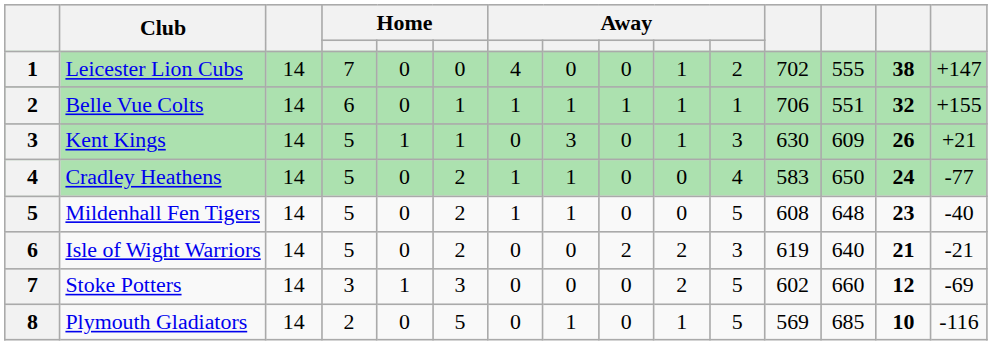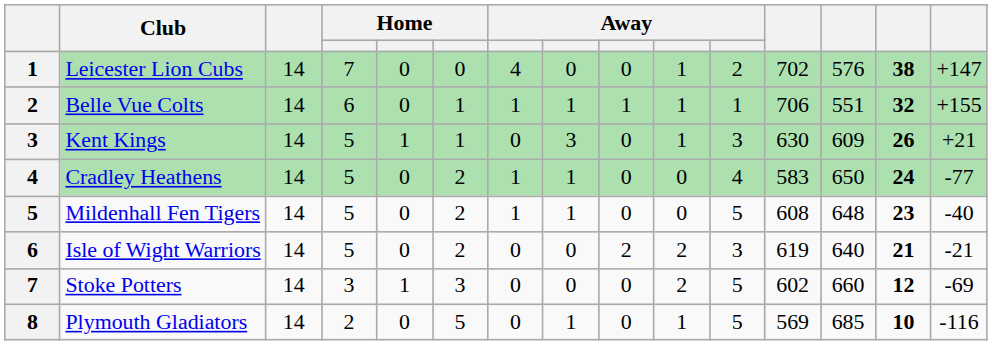(848, 68) 555 -> (848, 68) 576
